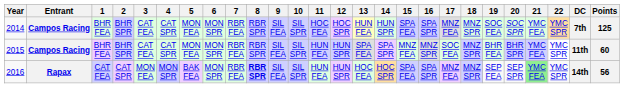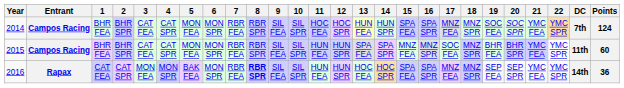(605, 28) 125 -> (605, 28) 124
(537, 71) lightgreen background -> (537, 71) no background
(605, 71) 56 -> (605, 71) 36
